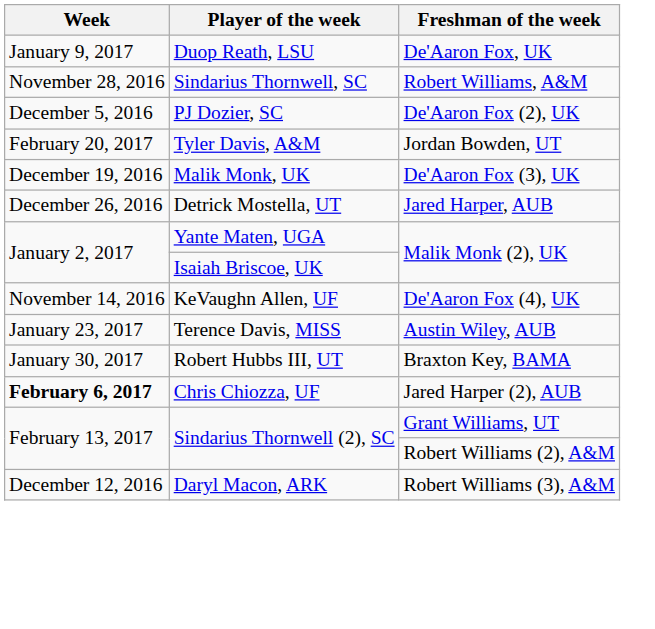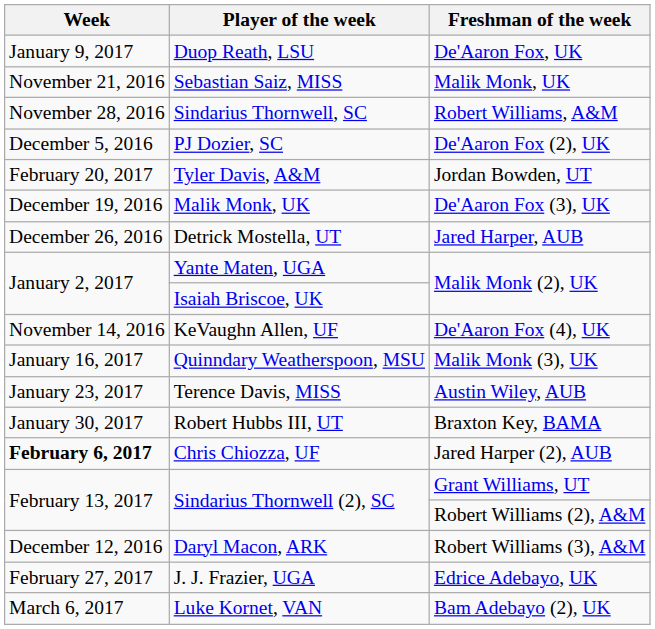+ row: (258, 81)
+ row: (299, 360)
+ row: (244, 577)
+ row: (248, 608)
